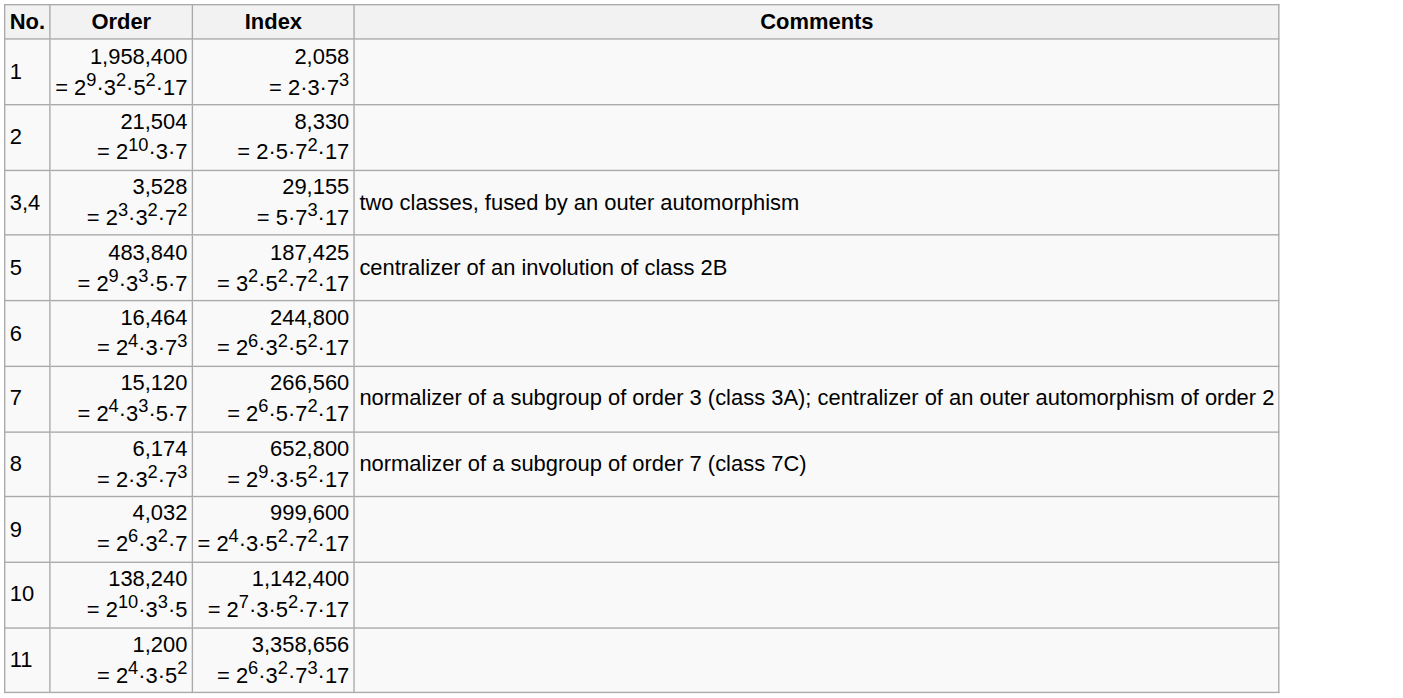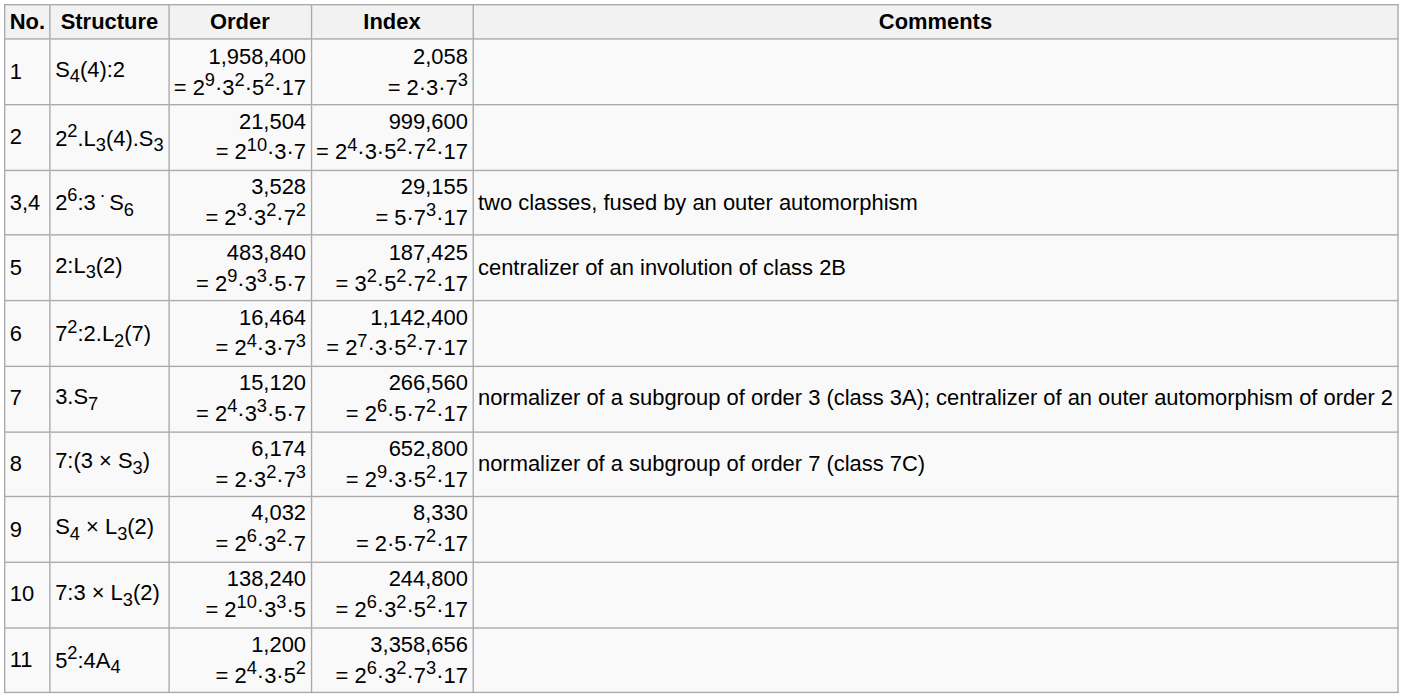+ column: (109, 21)
(293, 137) 8,330 = 2·5·72·17 -> (392, 137) 999,600 = 24·3·52·72·17
(283, 333) 244,800 = 26·32·52·17 -> (397, 333) 1,142,400 = 27·3·52·7·17
(273, 529) 999,600 = 24·3·52·72·17 -> (412, 529) 8,330 = 2·5·72·17
(278, 594) 1,142,400 = 27·3·52·7·17 -> (402, 594) 244,800 = 26·32·52·17
